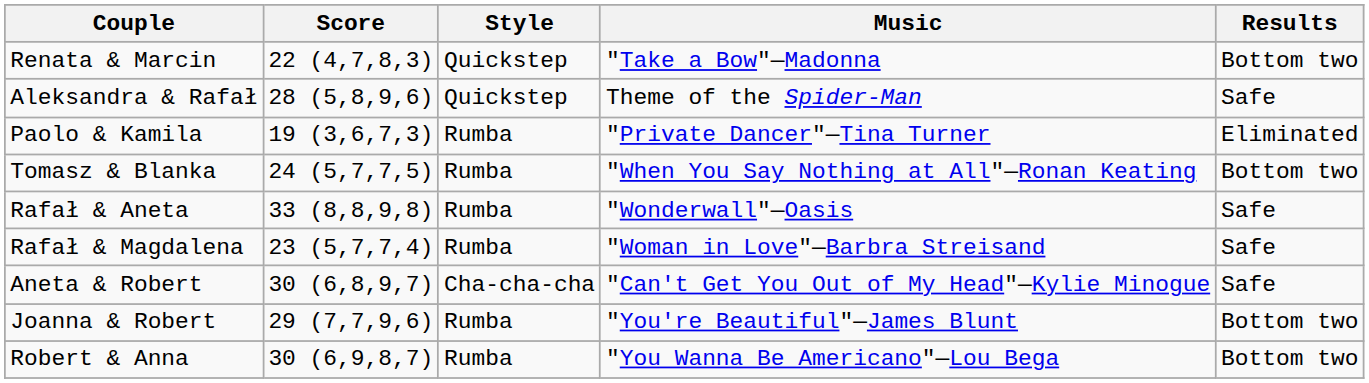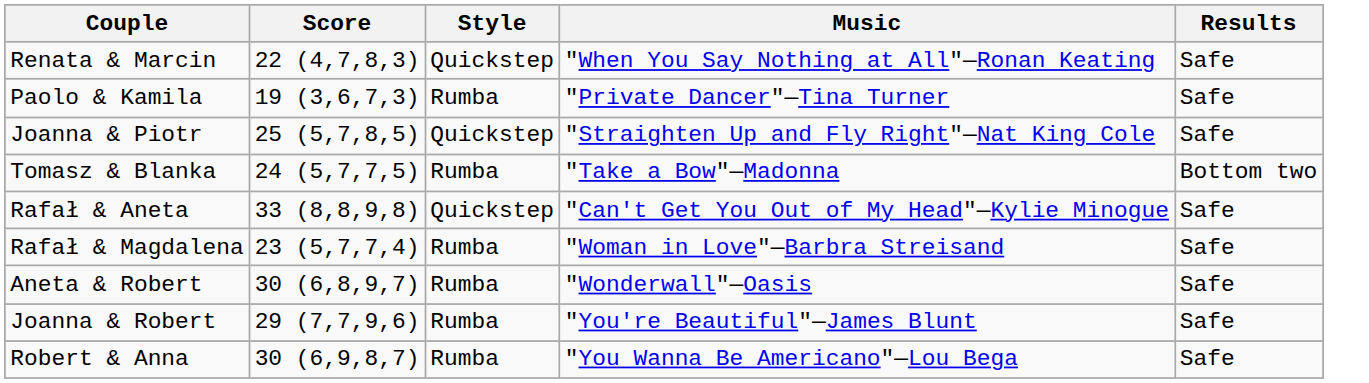(743, 61) "Take a Bow"—Madonna -> (860, 61) "When You Say Nothing at All"—Ronan Keating
(1290, 61) Bottom two -> (1207, 61) Safe
- row: (134, 98)
(1290, 135) Eliminated -> (1207, 98) Safe
+ row: (106, 135)
(901, 173) "When You Say Nothing at All"—Ronan Keating -> (702, 173) "Take a Bow"—Madonna
(478, 210) Rumba -> (492, 210) Quickstep
(730, 210) "Wonderwall"—Oasis -> (867, 210) "Can't Get You Out of My Head"—Kylie Minogue
(520, 285) Cha-cha-cha -> (465, 285) Rumba
(908, 285) "Can't Get You Out of My Head"—Kylie Minogue -> (688, 285) "Wonderwall"—Oasis
(1290, 322) Bottom two -> (1207, 322) Safe
(1290, 359) Bottom two -> (1207, 359) Safe
